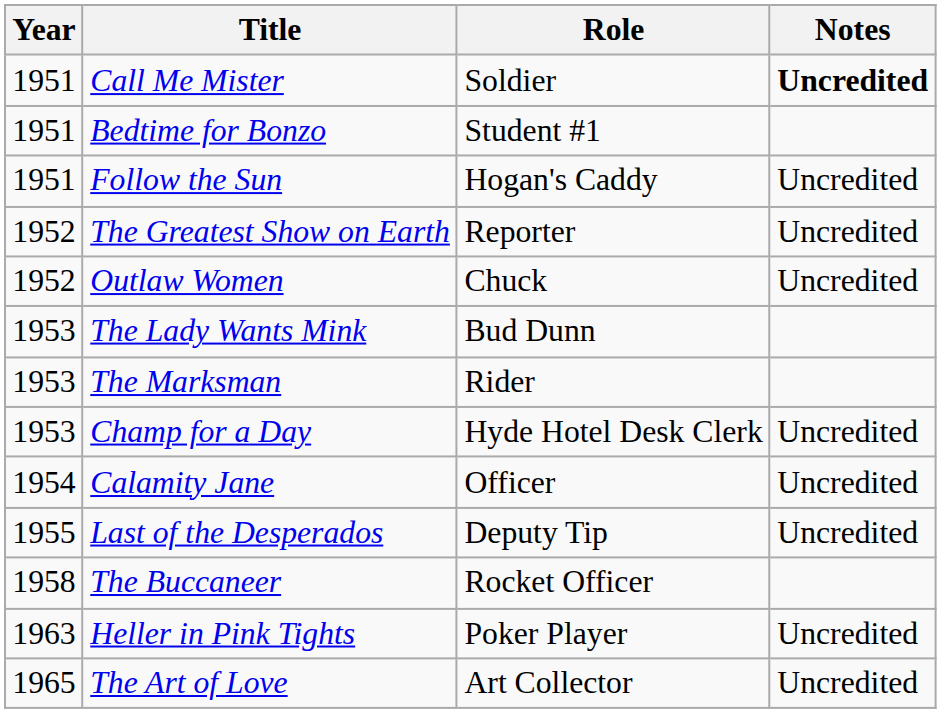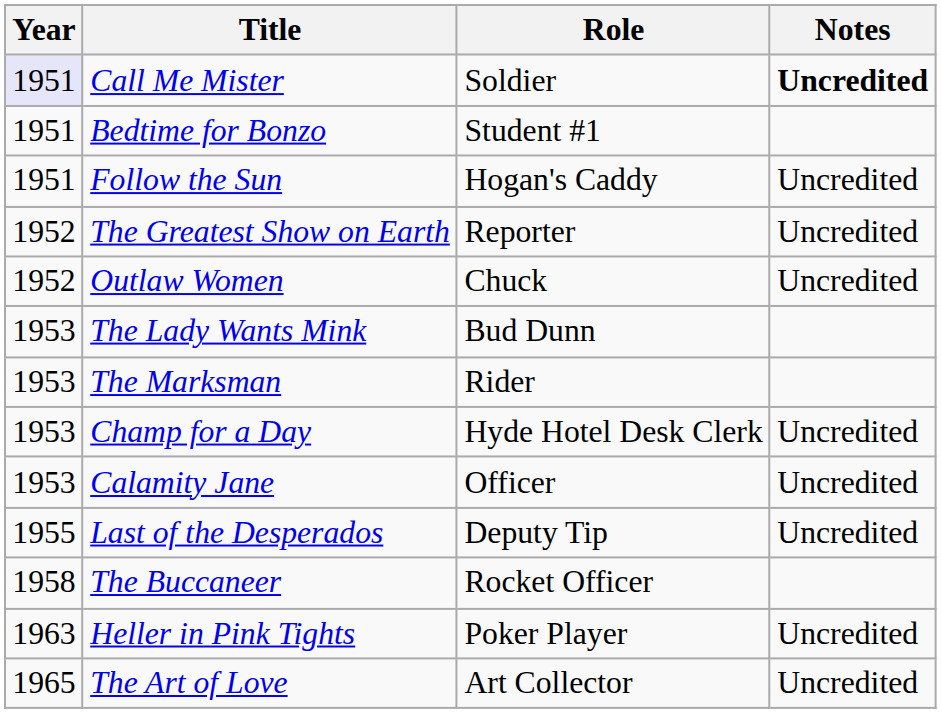(44, 79) no background -> (44, 79) lavender background
(44, 481) 1954 -> (44, 481) 1953
